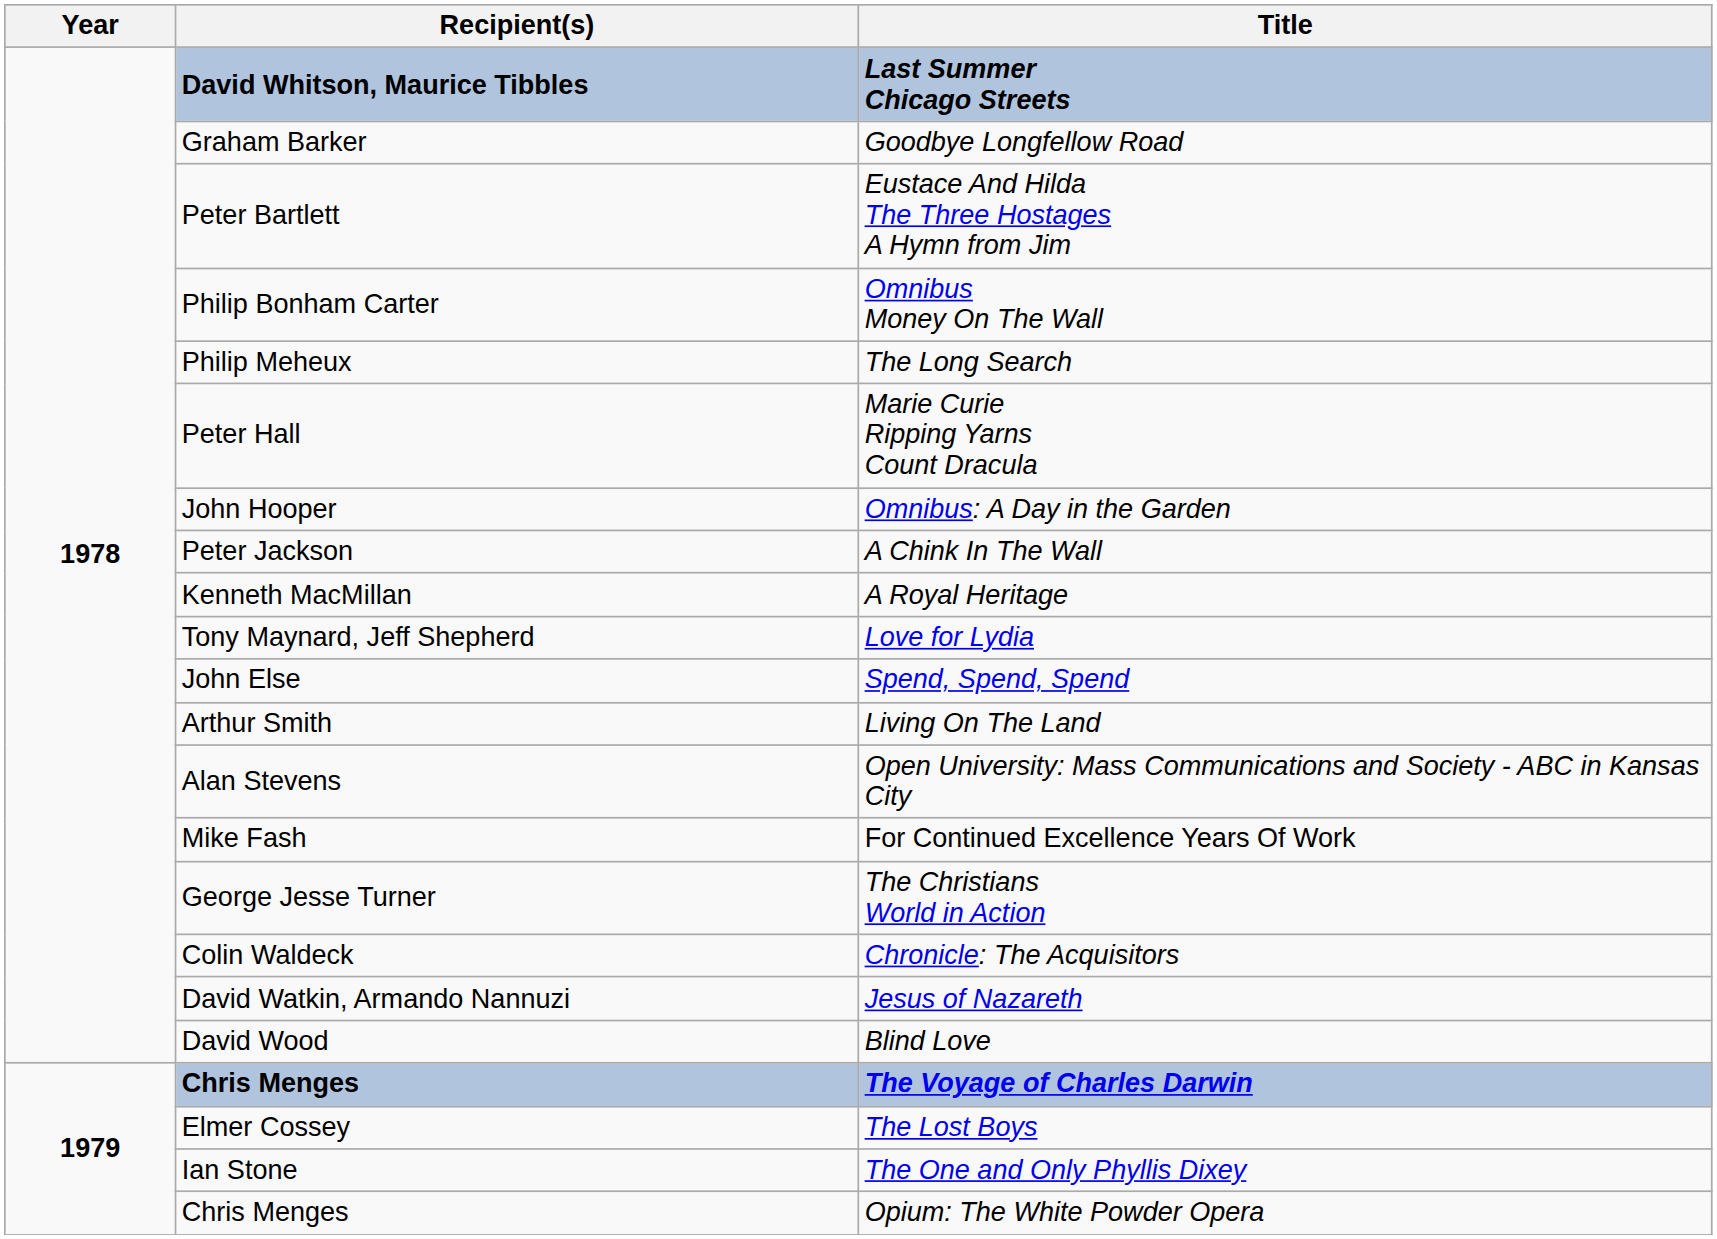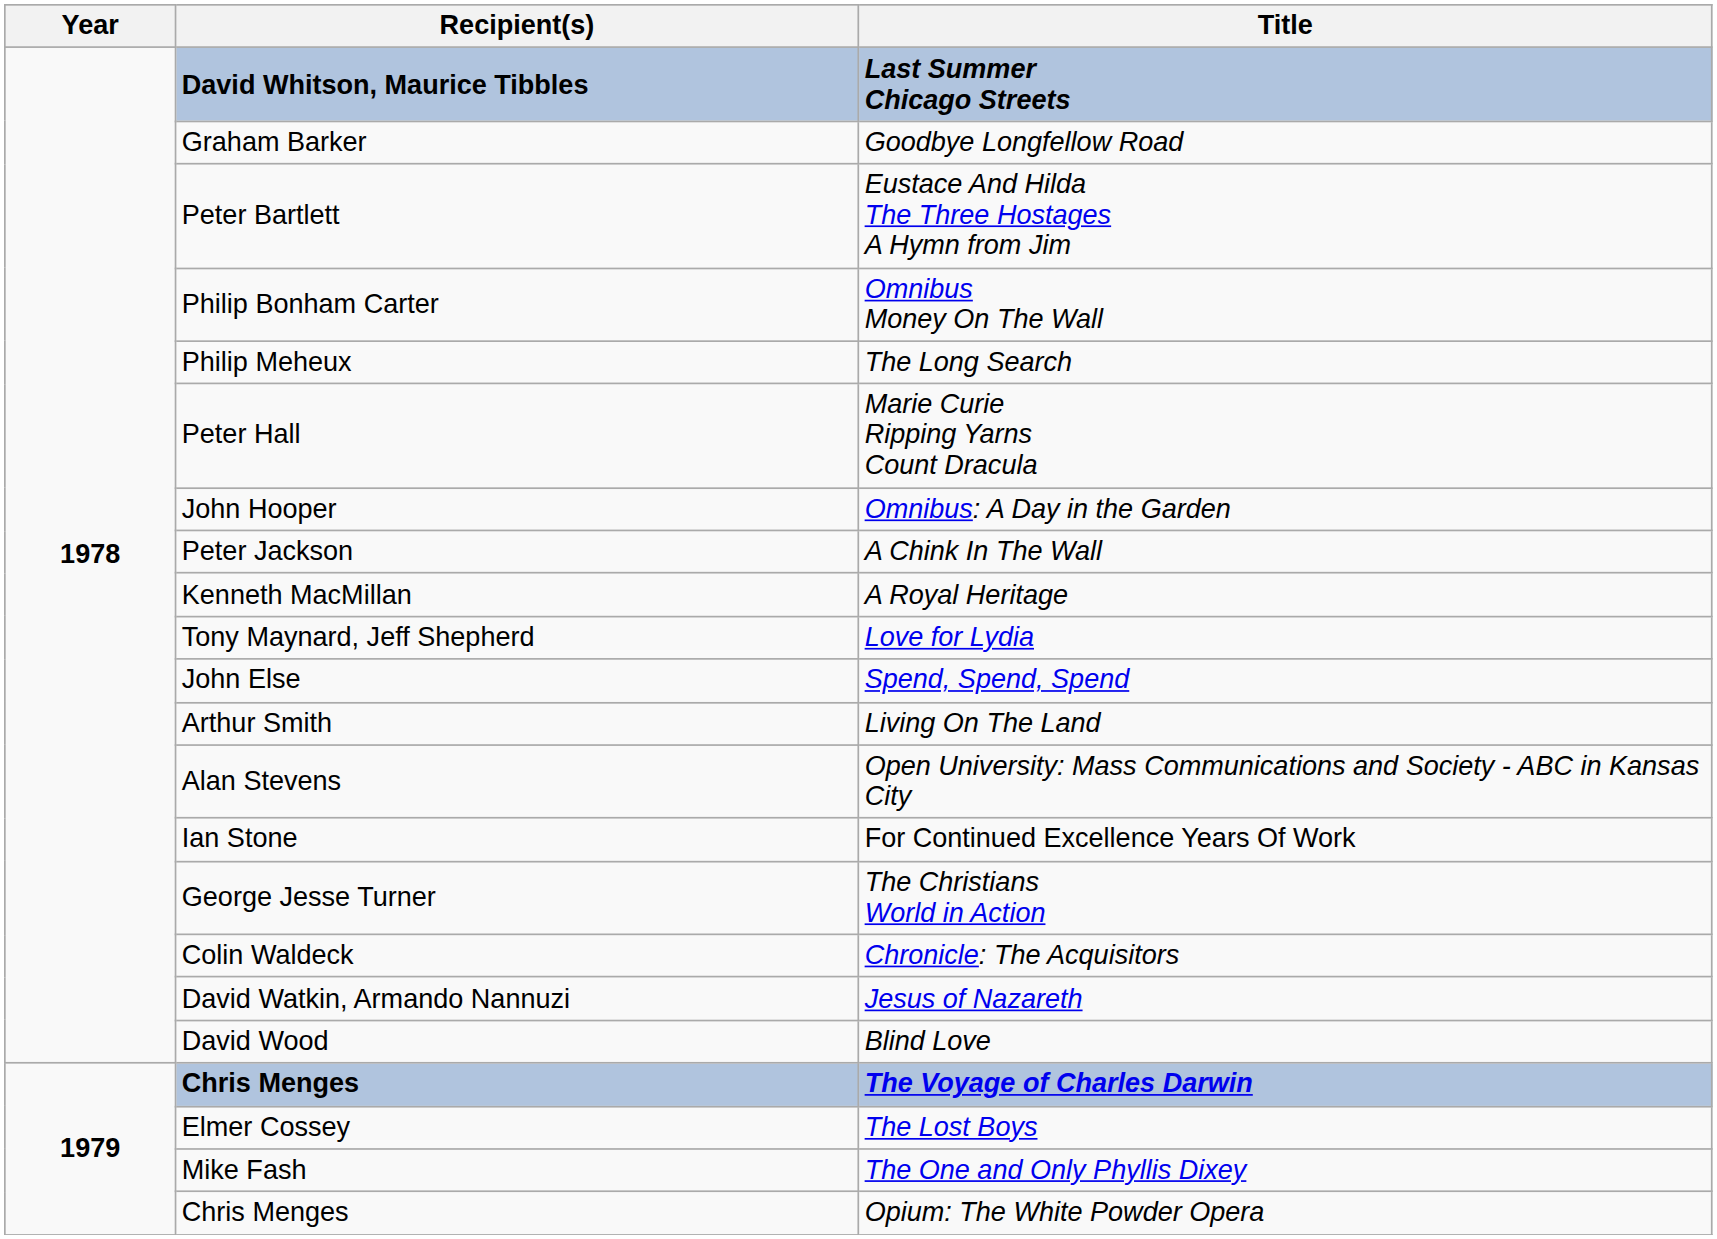(244, 839) Mike Fash -> (240, 839) Ian Stone
(240, 1169) Ian Stone -> (244, 1169) Mike Fash
